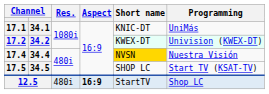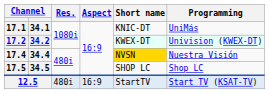(213, 68) Start TV (KSAT-TV) -> (186, 68) Shop LC
(92, 82) bold -> (92, 82) normal
(186, 82) Shop LC -> (213, 82) Start TV (KSAT-TV)
